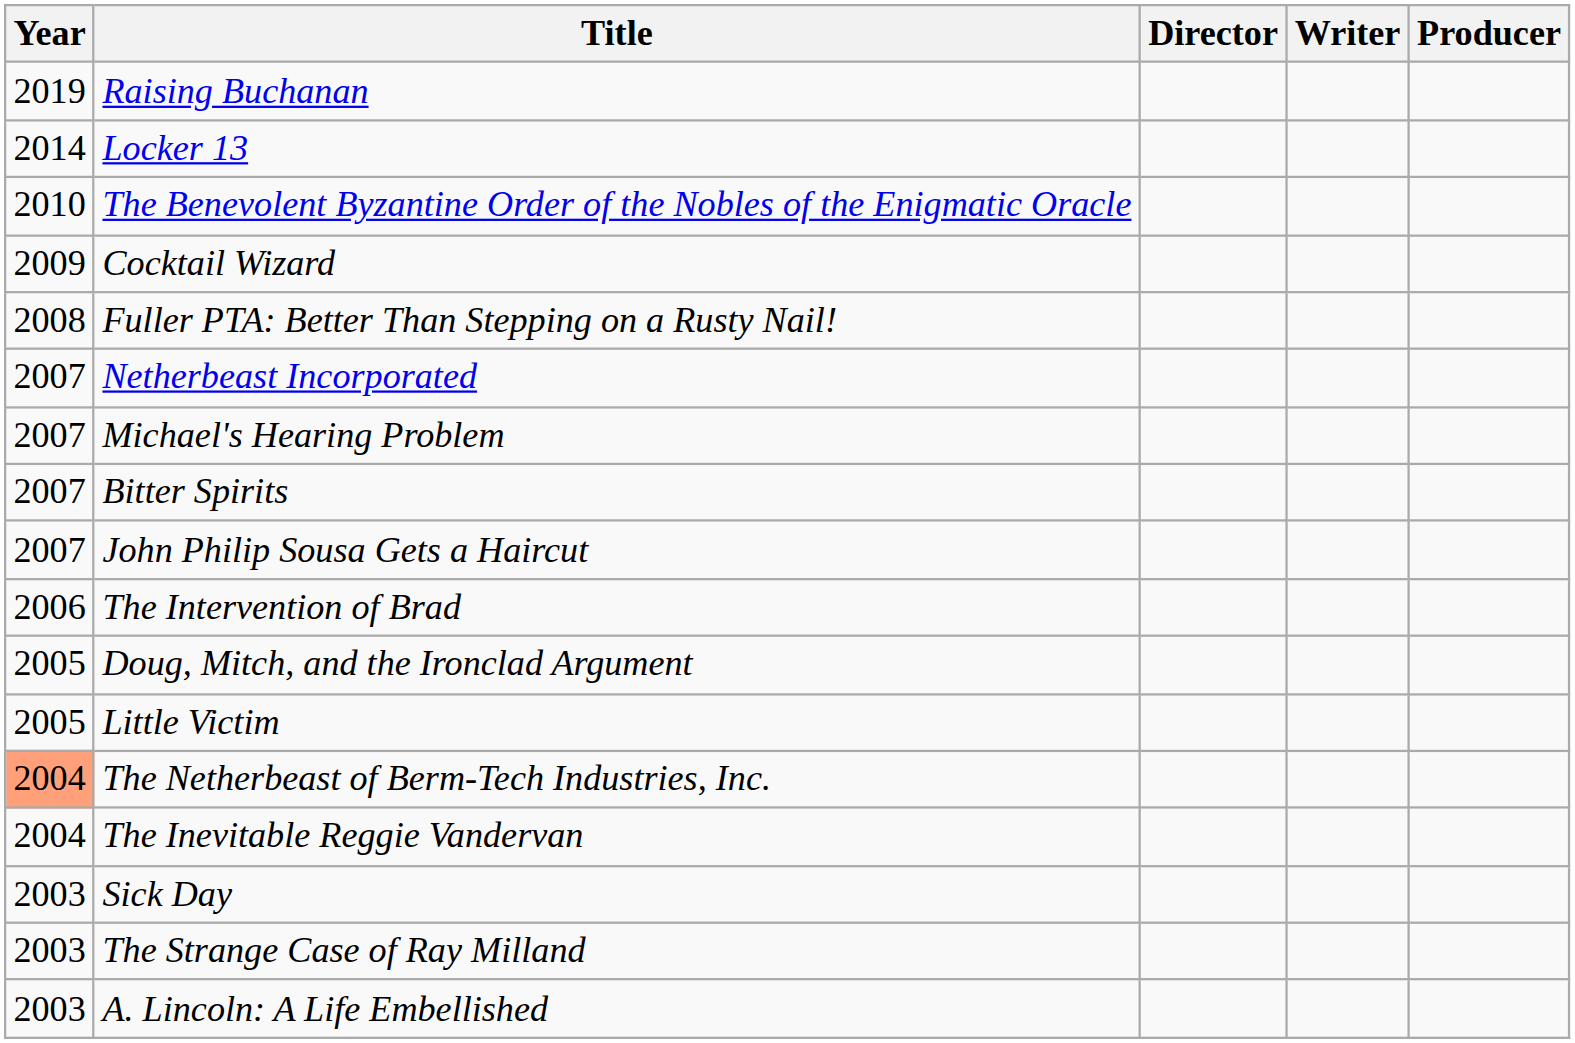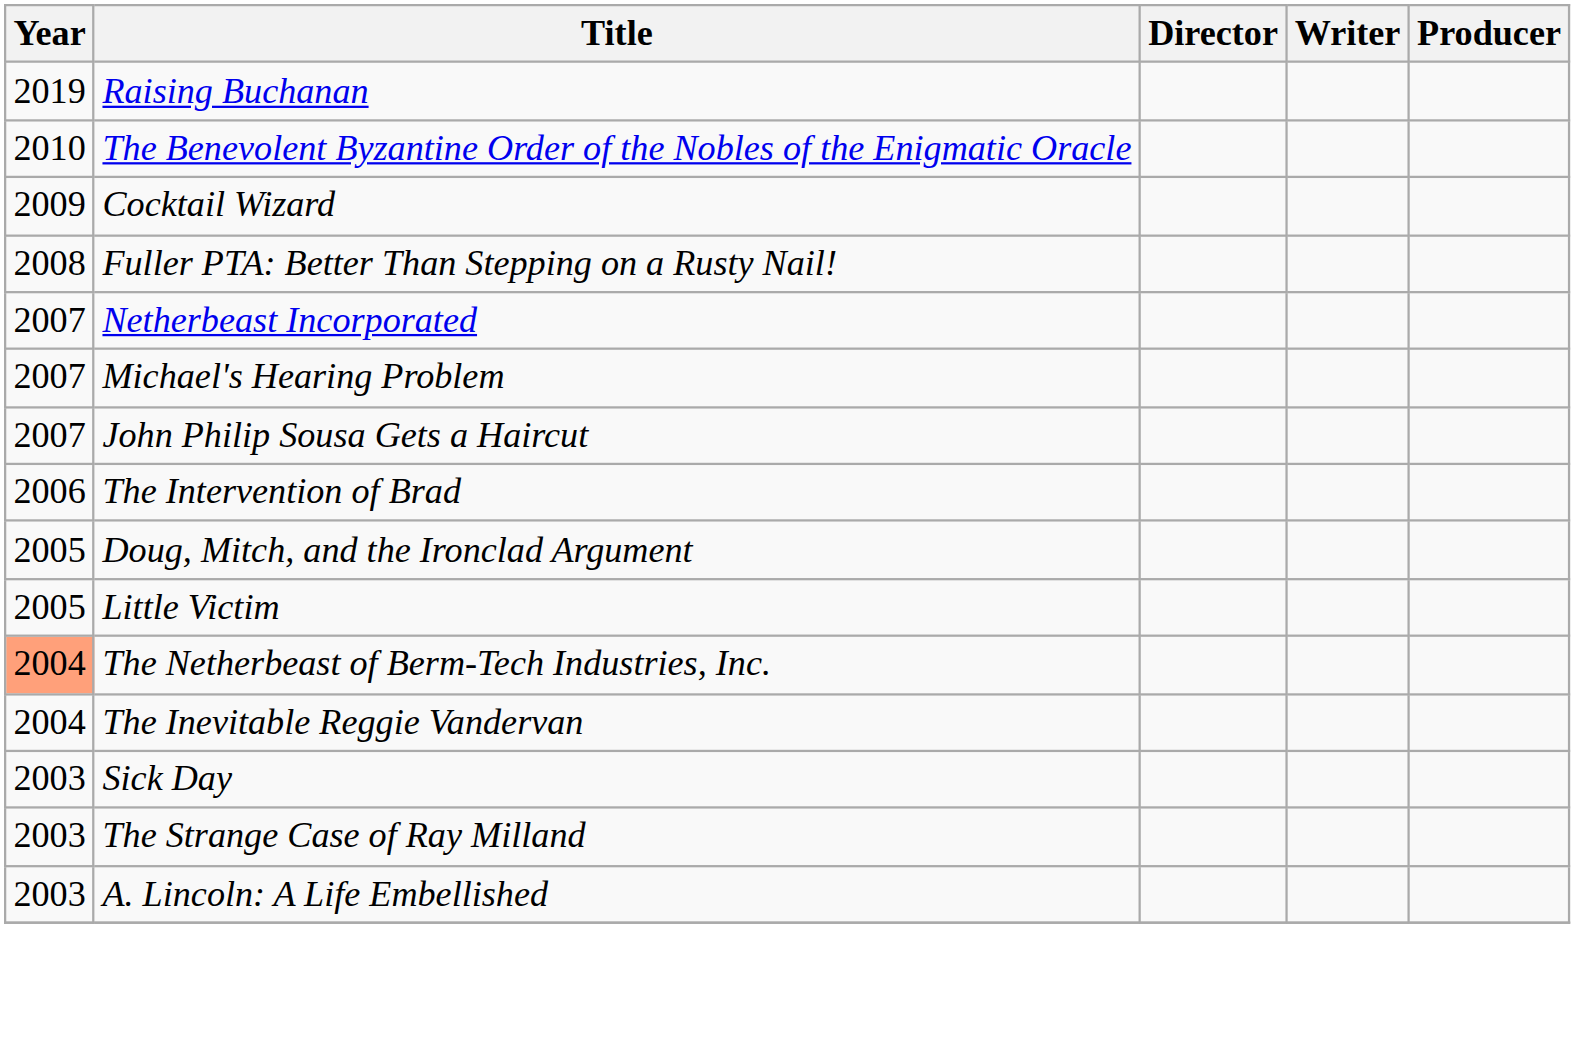- row: (175, 147)
- row: (195, 491)
